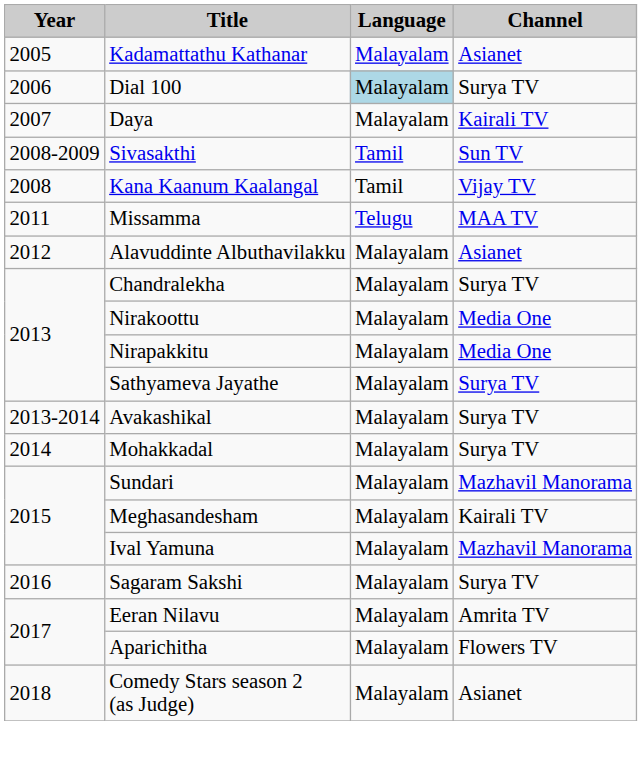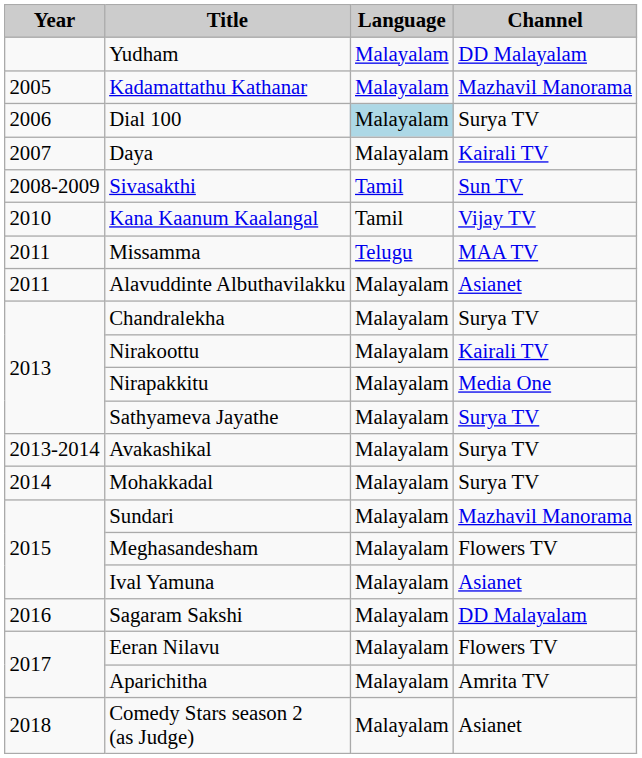+ row: (144, 53)
(490, 53) Asianet -> (545, 86) Mazhavil Manorama
(30, 185) 2008 -> (30, 218) 2010
(30, 251) 2012 -> (30, 284) 2011
(505, 317) Media One -> (503, 350) Kairali TV
(503, 515) Kairali TV -> (508, 548) Flowers TV
(545, 548) Mazhavil Manorama -> (490, 581) Asianet
(499, 581) Surya TV -> (523, 614) DD Malayalam
(504, 614) Amrita TV -> (508, 647) Flowers TV
(508, 647) Flowers TV -> (504, 680) Amrita TV
